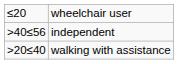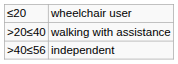rows swapped: (111, 50) <-> (83, 31)
